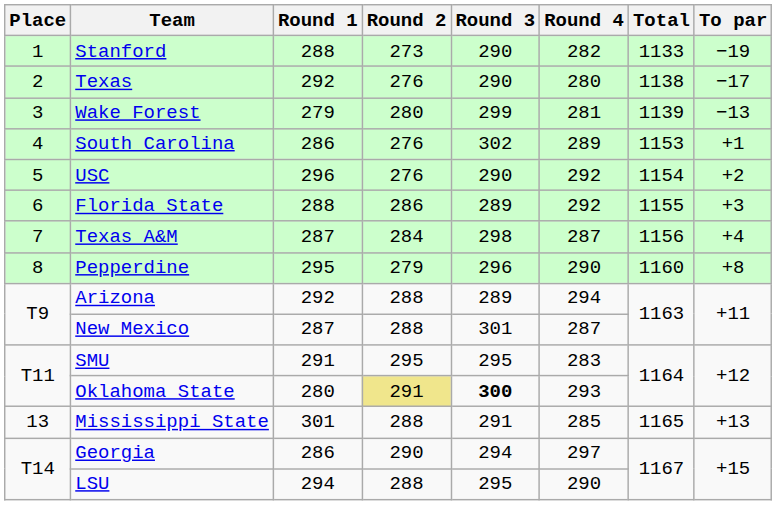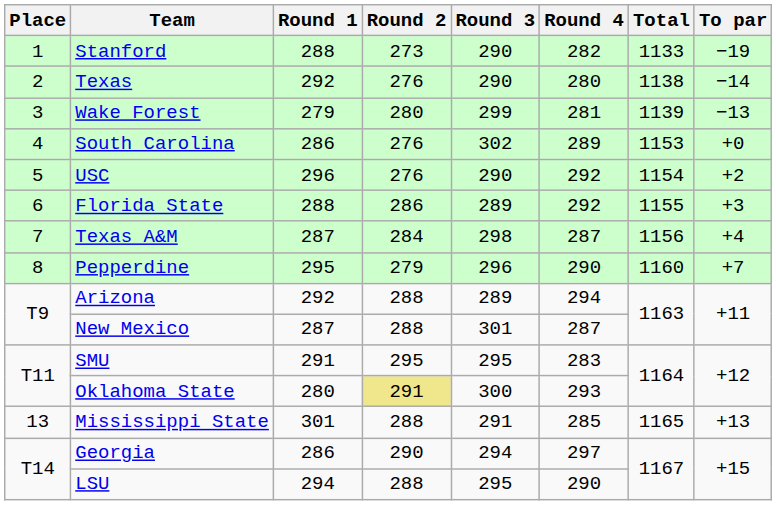(733, 82) −17 -> (733, 82) −14
(733, 144) +1 -> (733, 144) +0
(733, 268) +8 -> (733, 268) +7
(495, 391) bold -> (495, 391) normal
